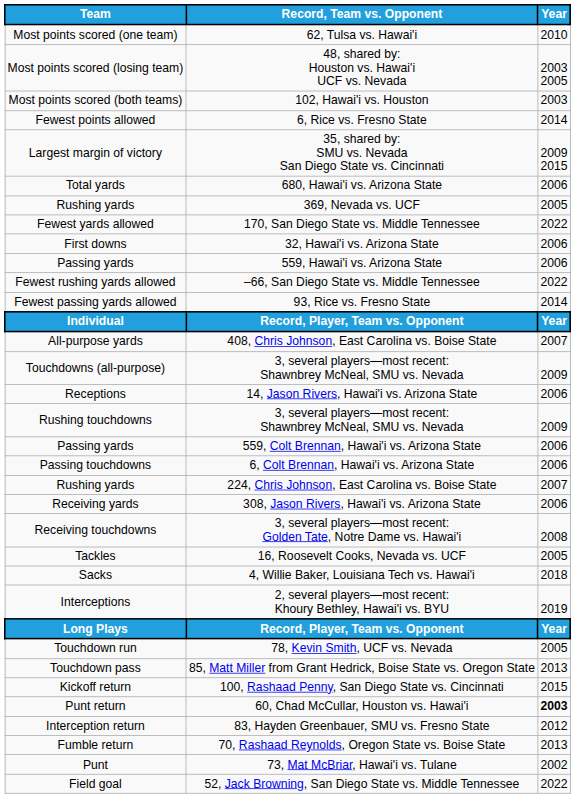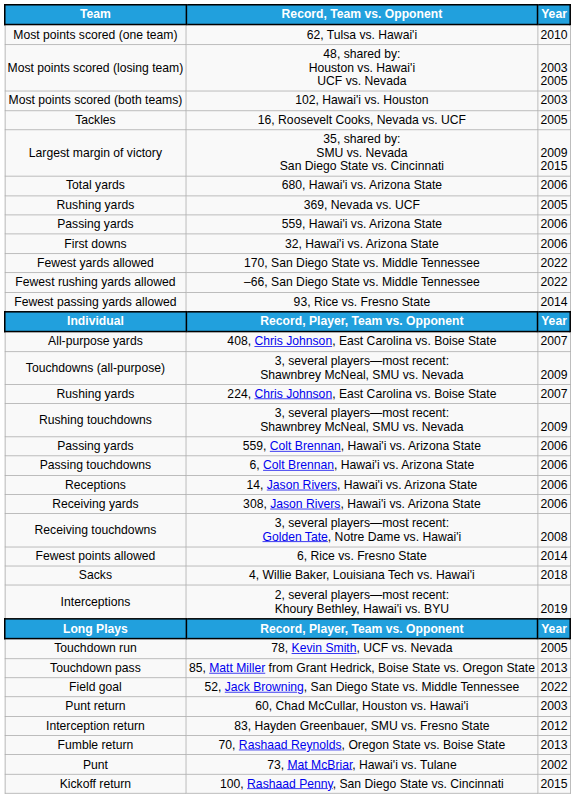rows swapped: (95, 120) <-> (95, 556)
rows swapped: (95, 263) <-> (95, 224)
rows swapped: (95, 484) <-> (95, 394)
rows swapped: (95, 687) <-> (95, 783)
(554, 706) bold -> (554, 706) normal
